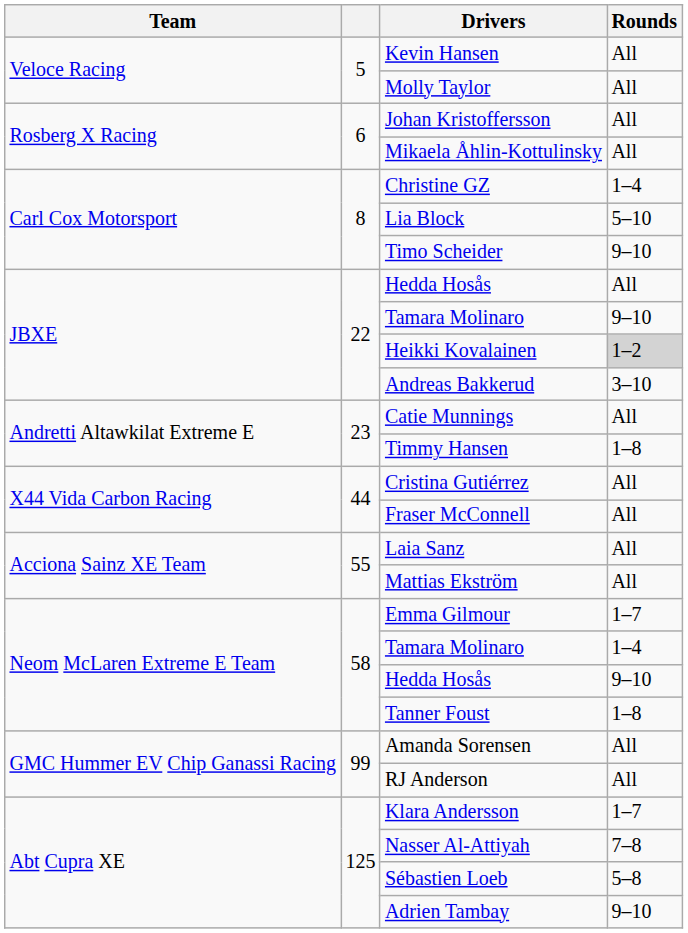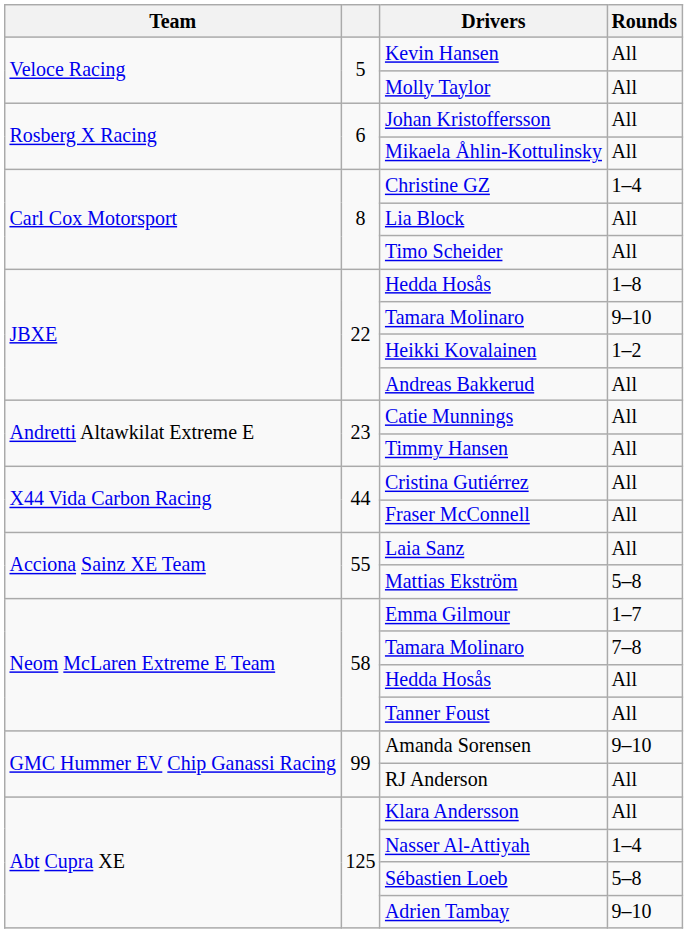(631, 218) 5–10 -> (624, 218) All
(631, 251) 9–10 -> (624, 251) All
(624, 284) All -> (626, 284) 1–8
(626, 350) lightgrey background -> (626, 350) no background
(631, 383) 3–10 -> (624, 383) All
(626, 449) 1–8 -> (624, 449) All
(624, 581) All -> (626, 581) 5–8
(626, 647) 1–4 -> (626, 647) 7–8
(631, 680) 9–10 -> (624, 680) All
(626, 713) 1–8 -> (624, 713) All
(624, 746) All -> (631, 746) 9–10
(626, 812) 1–7 -> (624, 812) All
(626, 845) 7–8 -> (626, 845) 1–4
